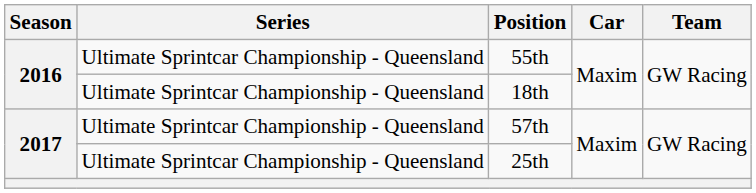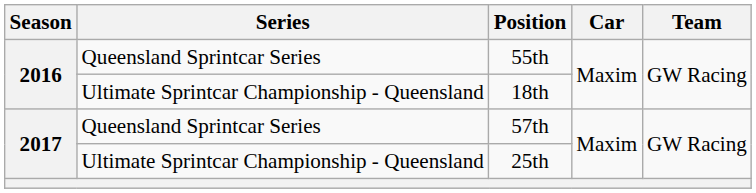(283, 56) Ultimate Sprintcar Championship - Queensland -> (201, 56) Queensland Sprintcar Series
(283, 126) Ultimate Sprintcar Championship - Queensland -> (201, 126) Queensland Sprintcar Series
